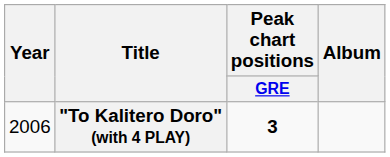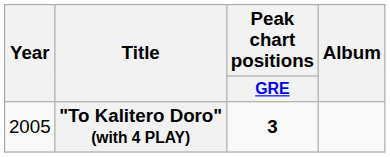(30, 126) 2006 -> (30, 126) 2005
